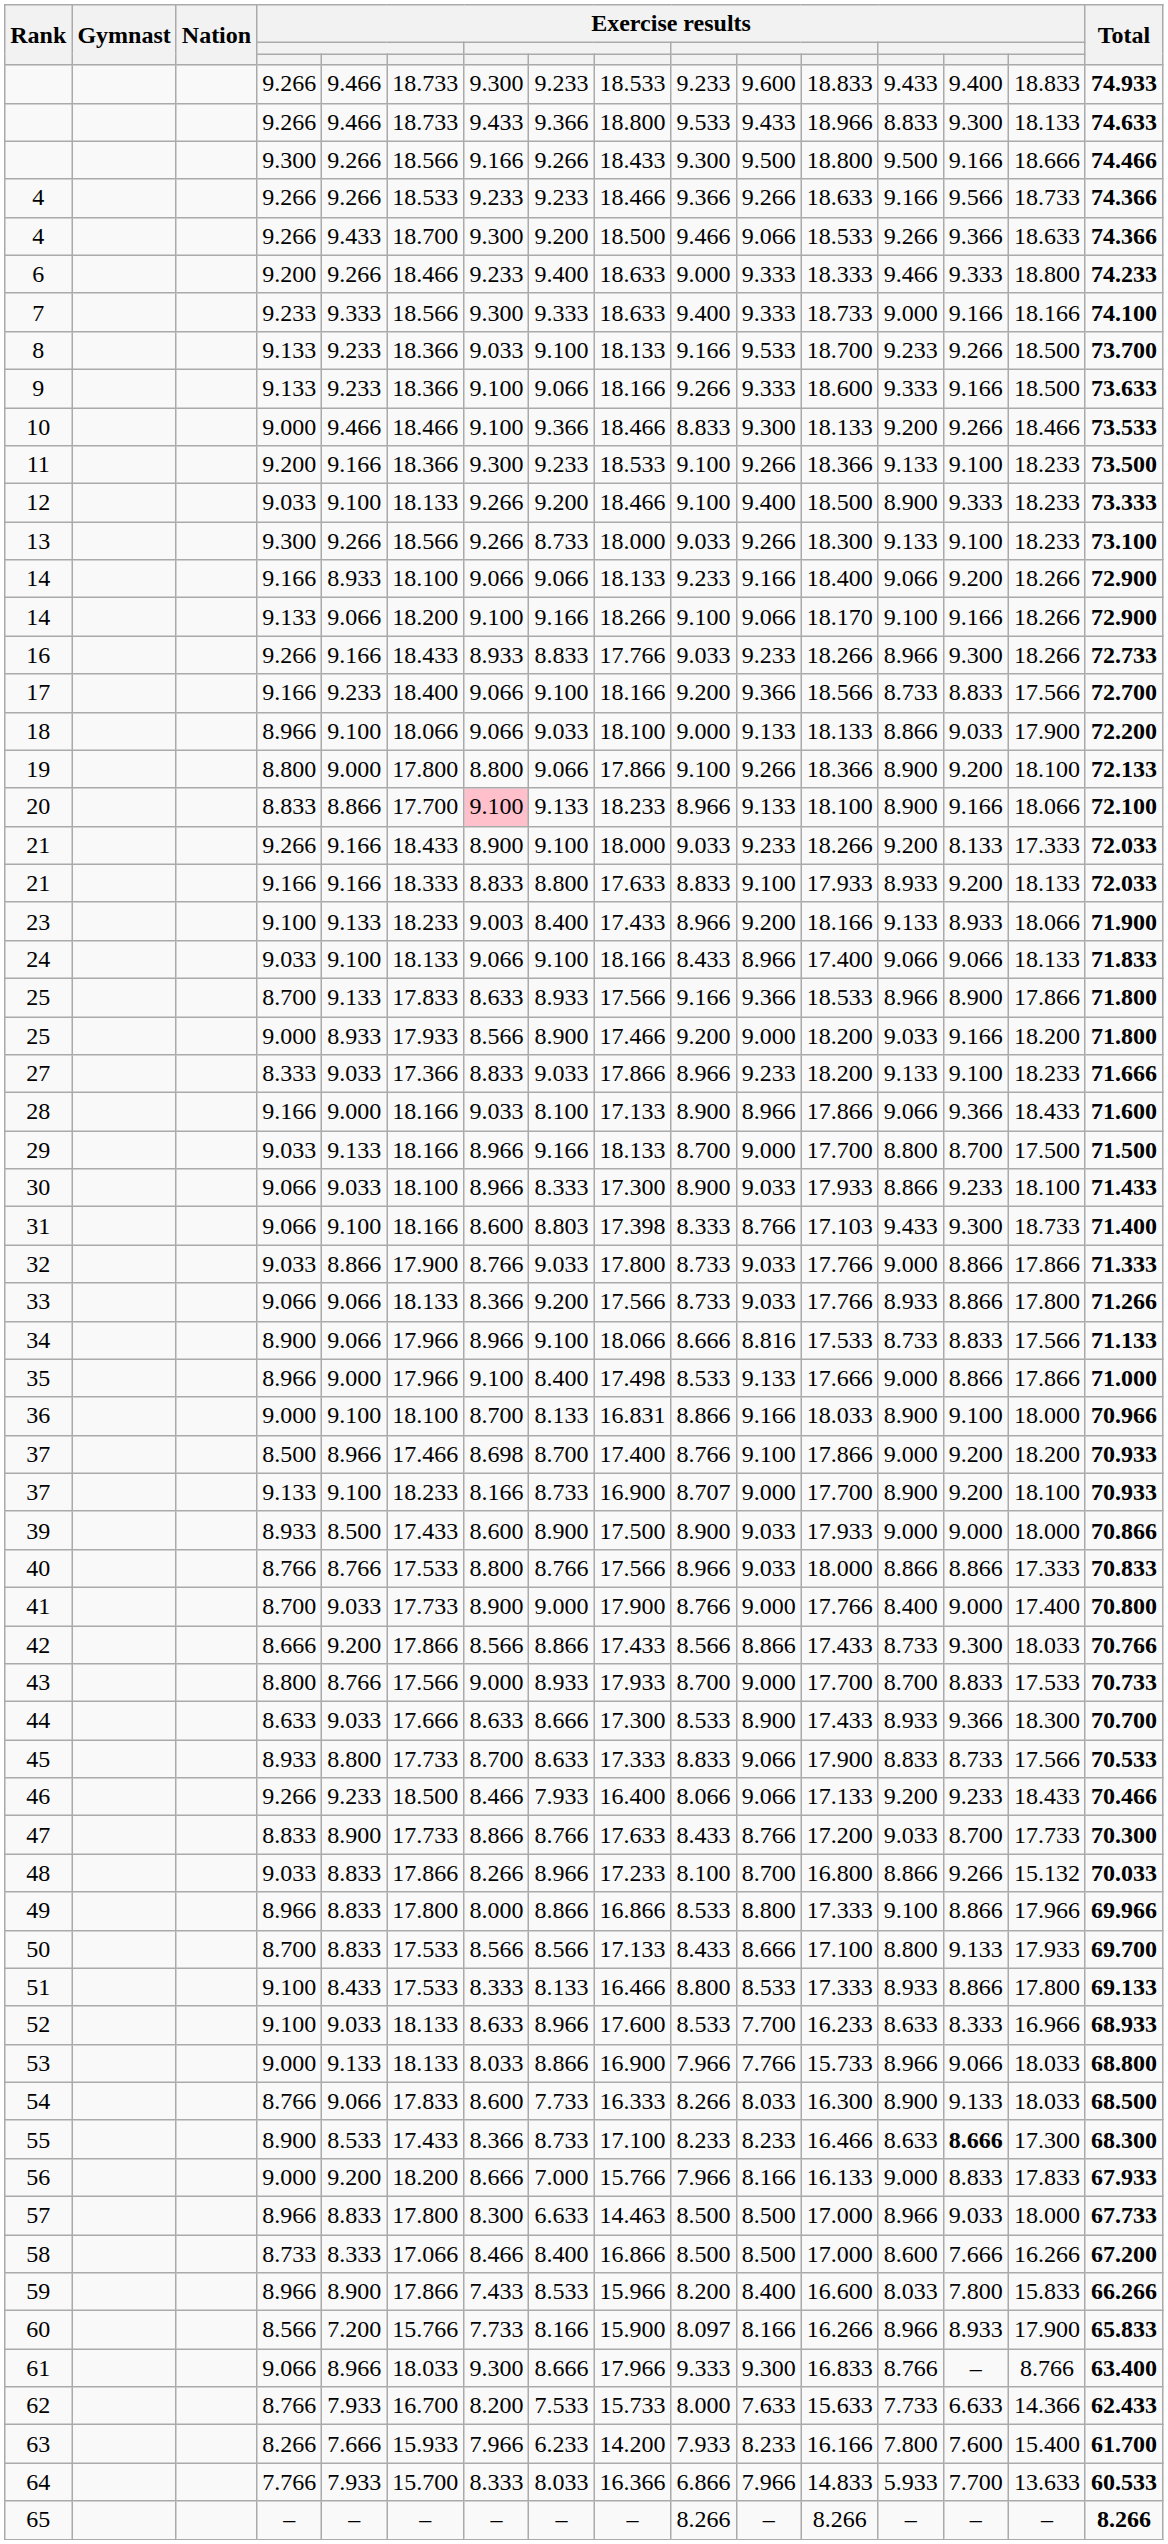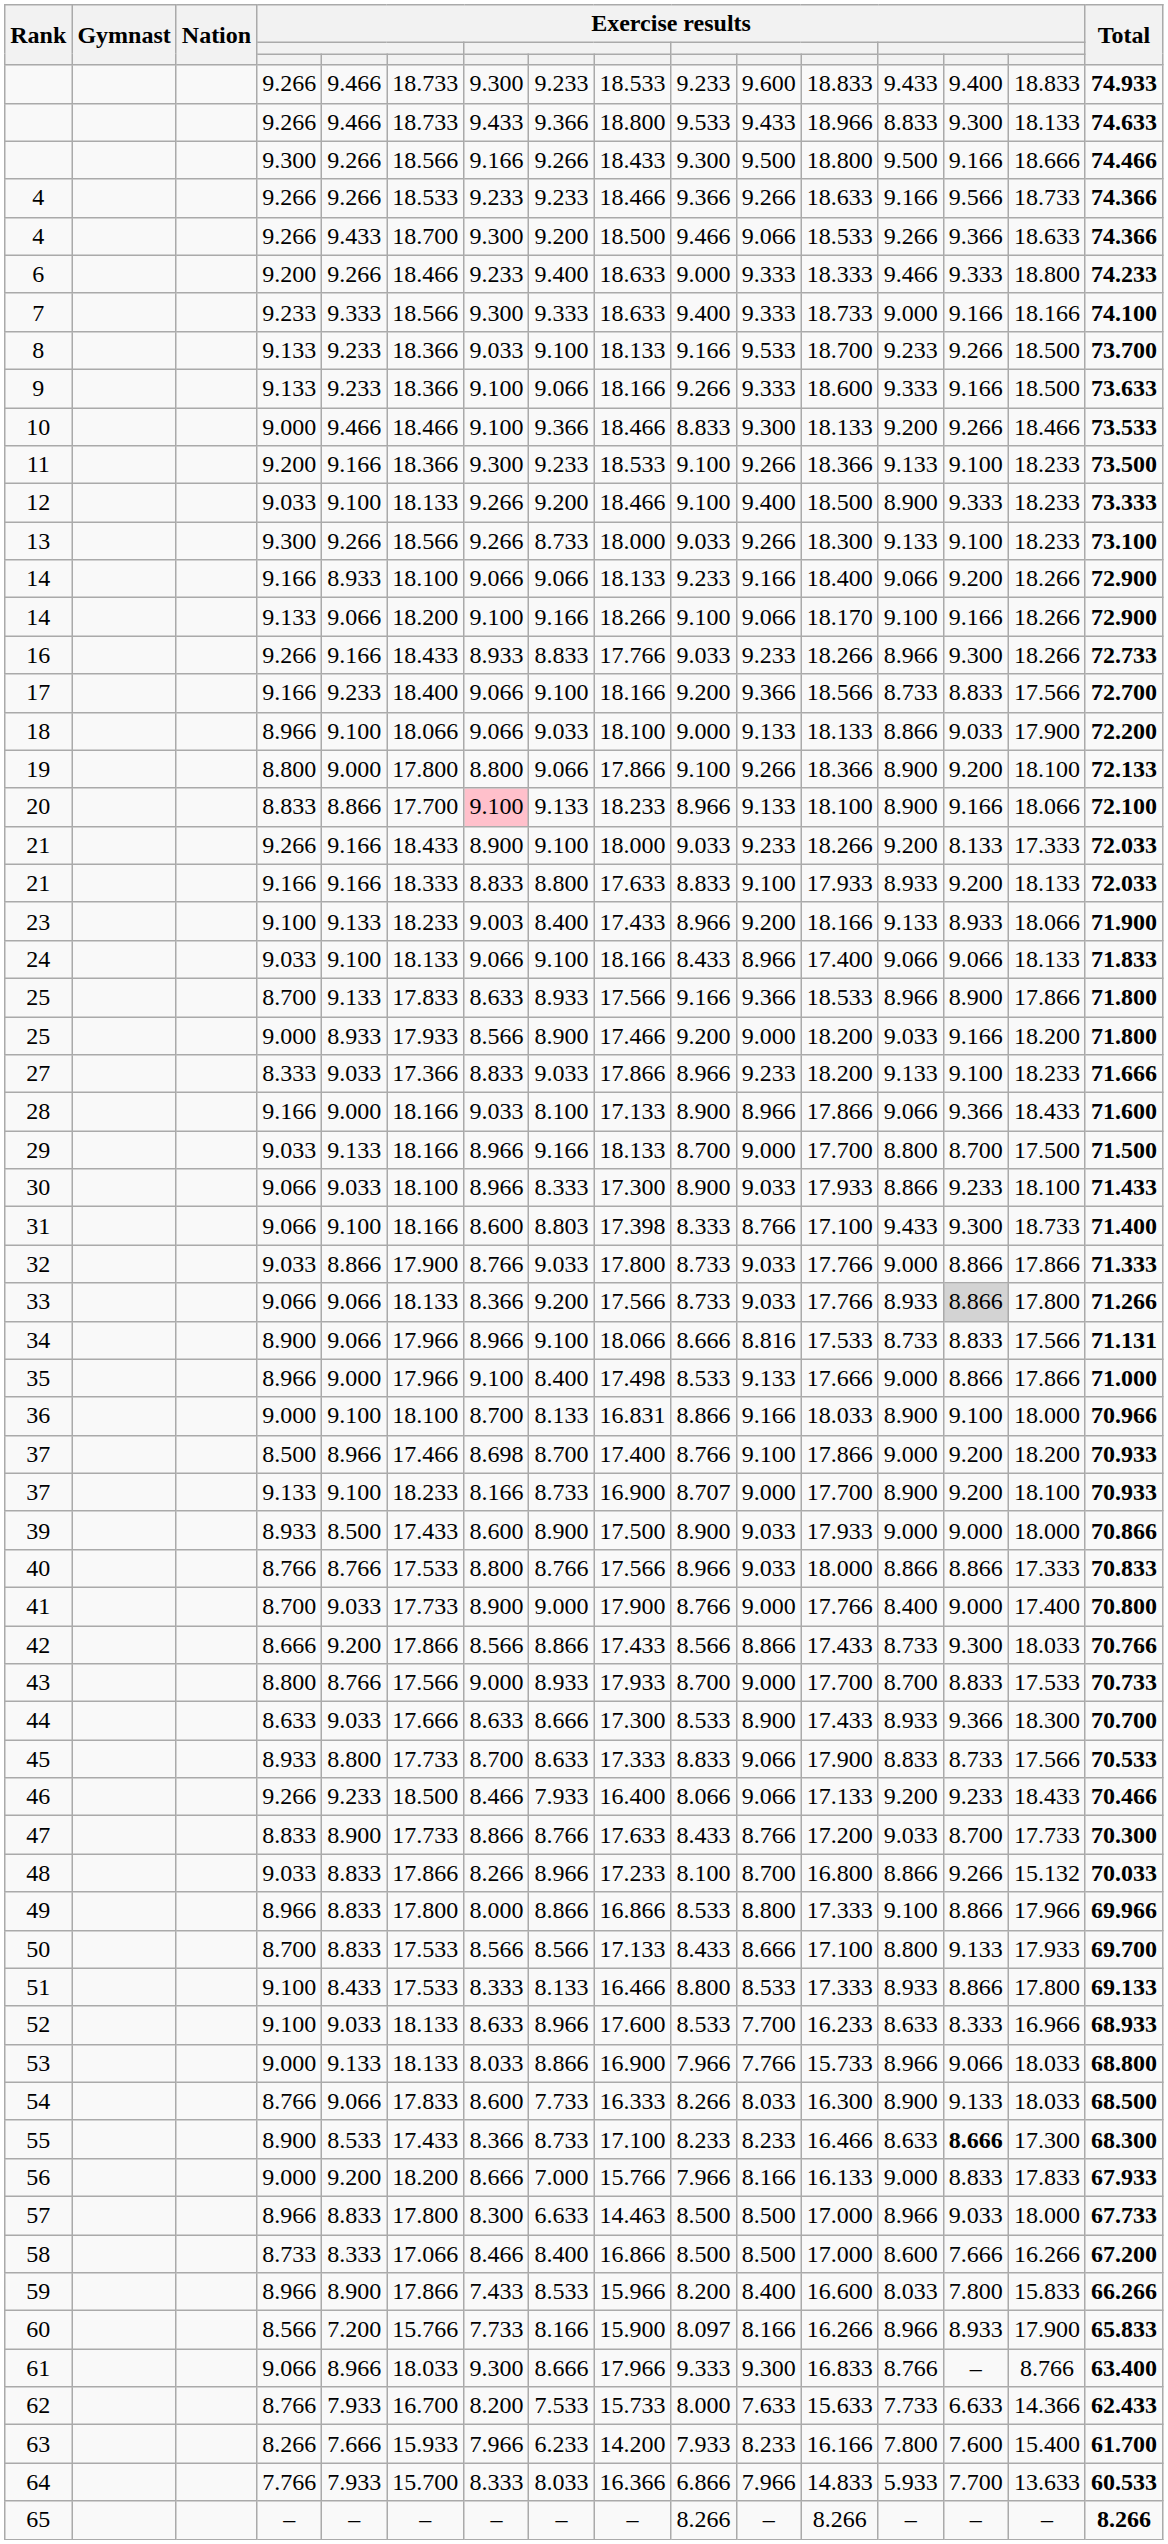(840, 1225) 17.103 -> (840, 1225) 17.100
(976, 1301) no background -> (976, 1301) lightgrey background
(1124, 1339) 71.133 -> (1124, 1339) 71.131
